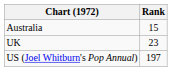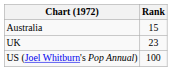(153, 58) 197 -> (153, 58) 100
